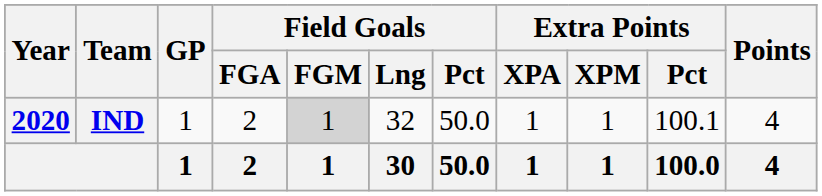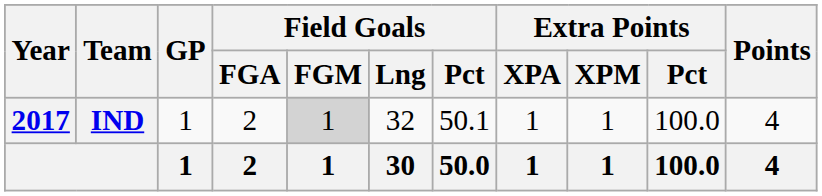(41, 119) 2020 -> (41, 119) 2017
(464, 119) 50.0 -> (464, 119) 50.1
(687, 119) 100.1 -> (687, 119) 100.0
